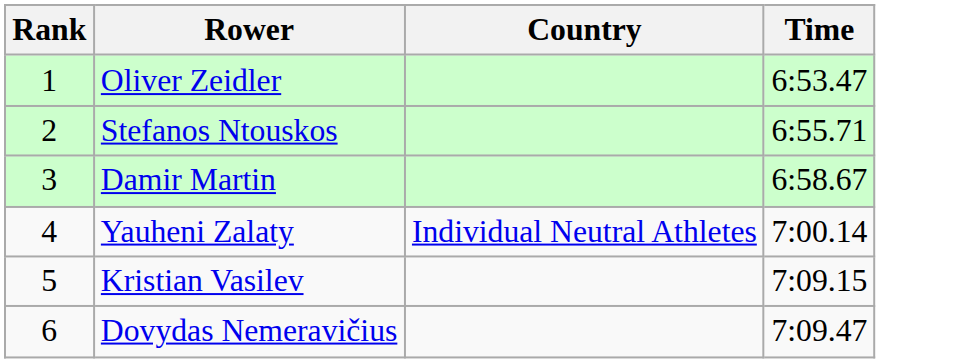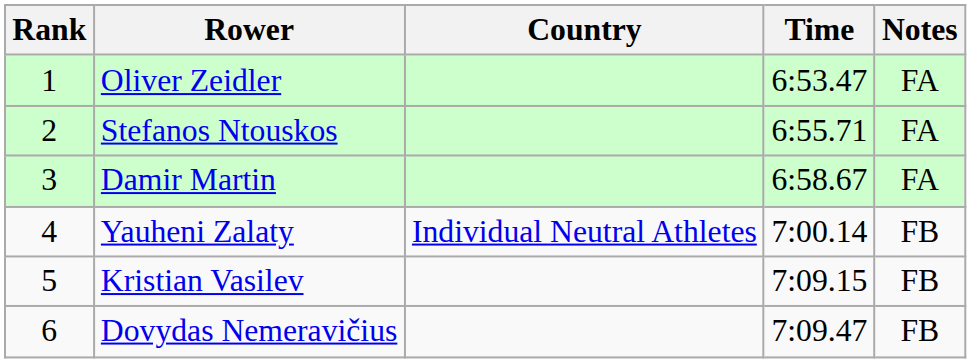+ column: (920, 29)
